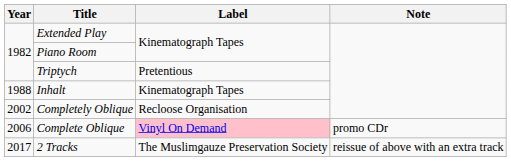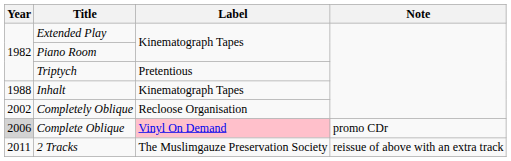(19, 128) no background -> (19, 128) lightgrey background
(19, 147) 2017 -> (19, 147) 2011
